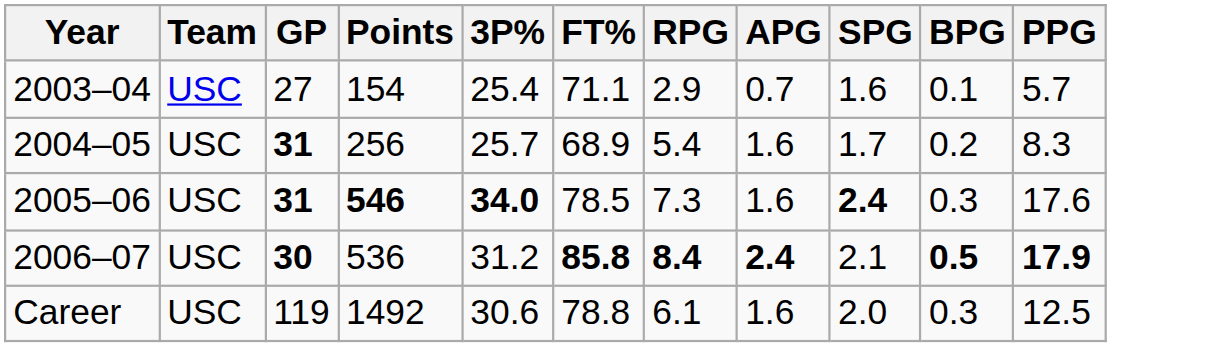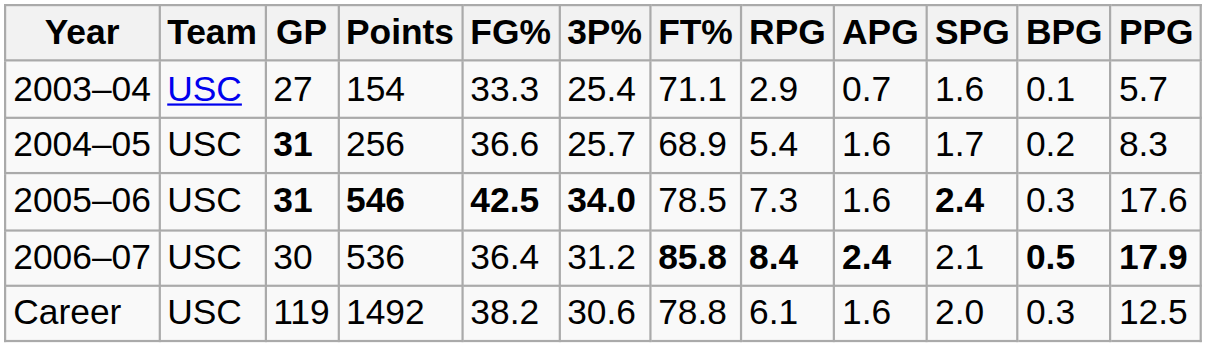+ column: (511, 32)
(293, 256) bold -> (293, 256) normal
